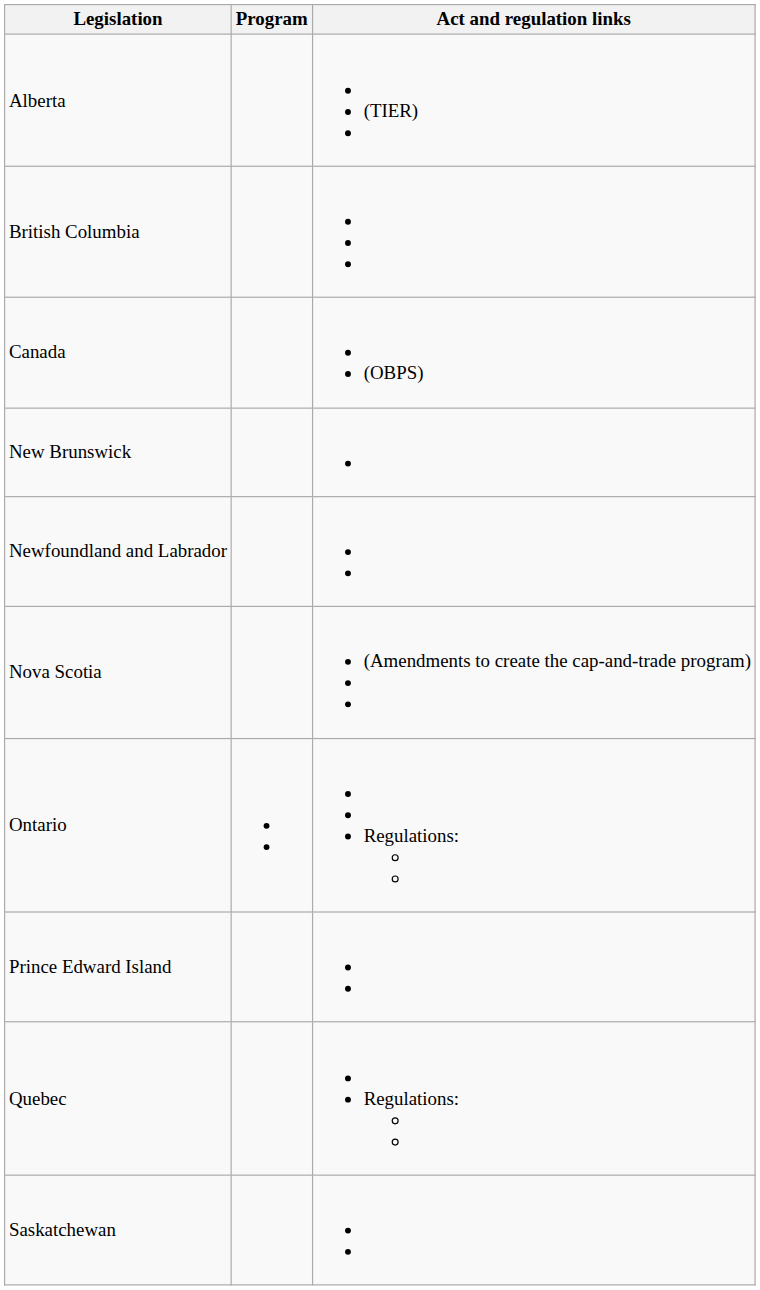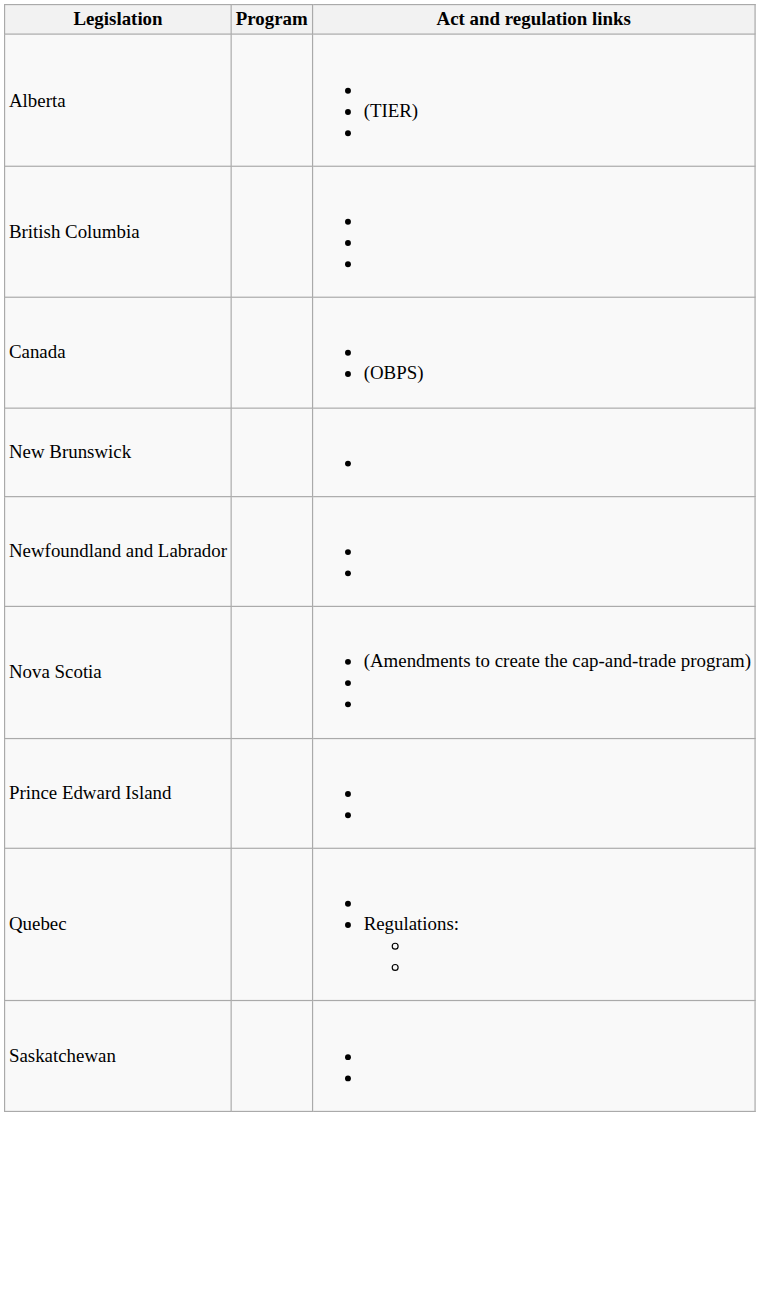- row: (38, 824)
